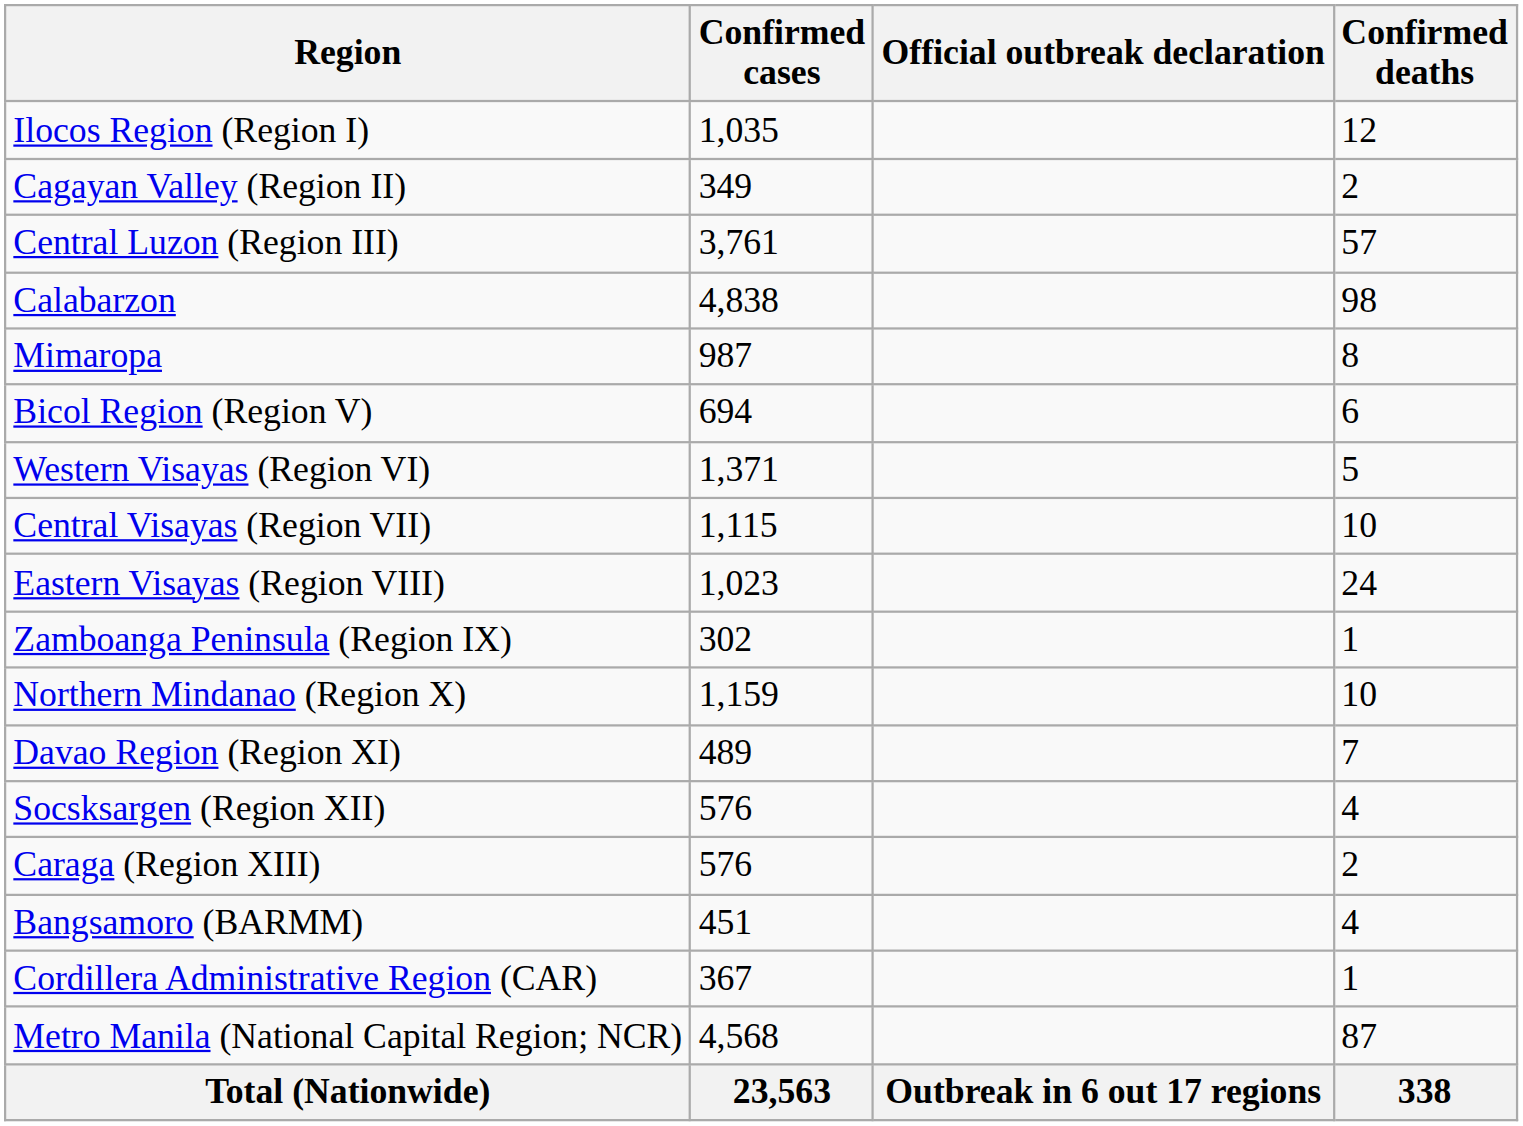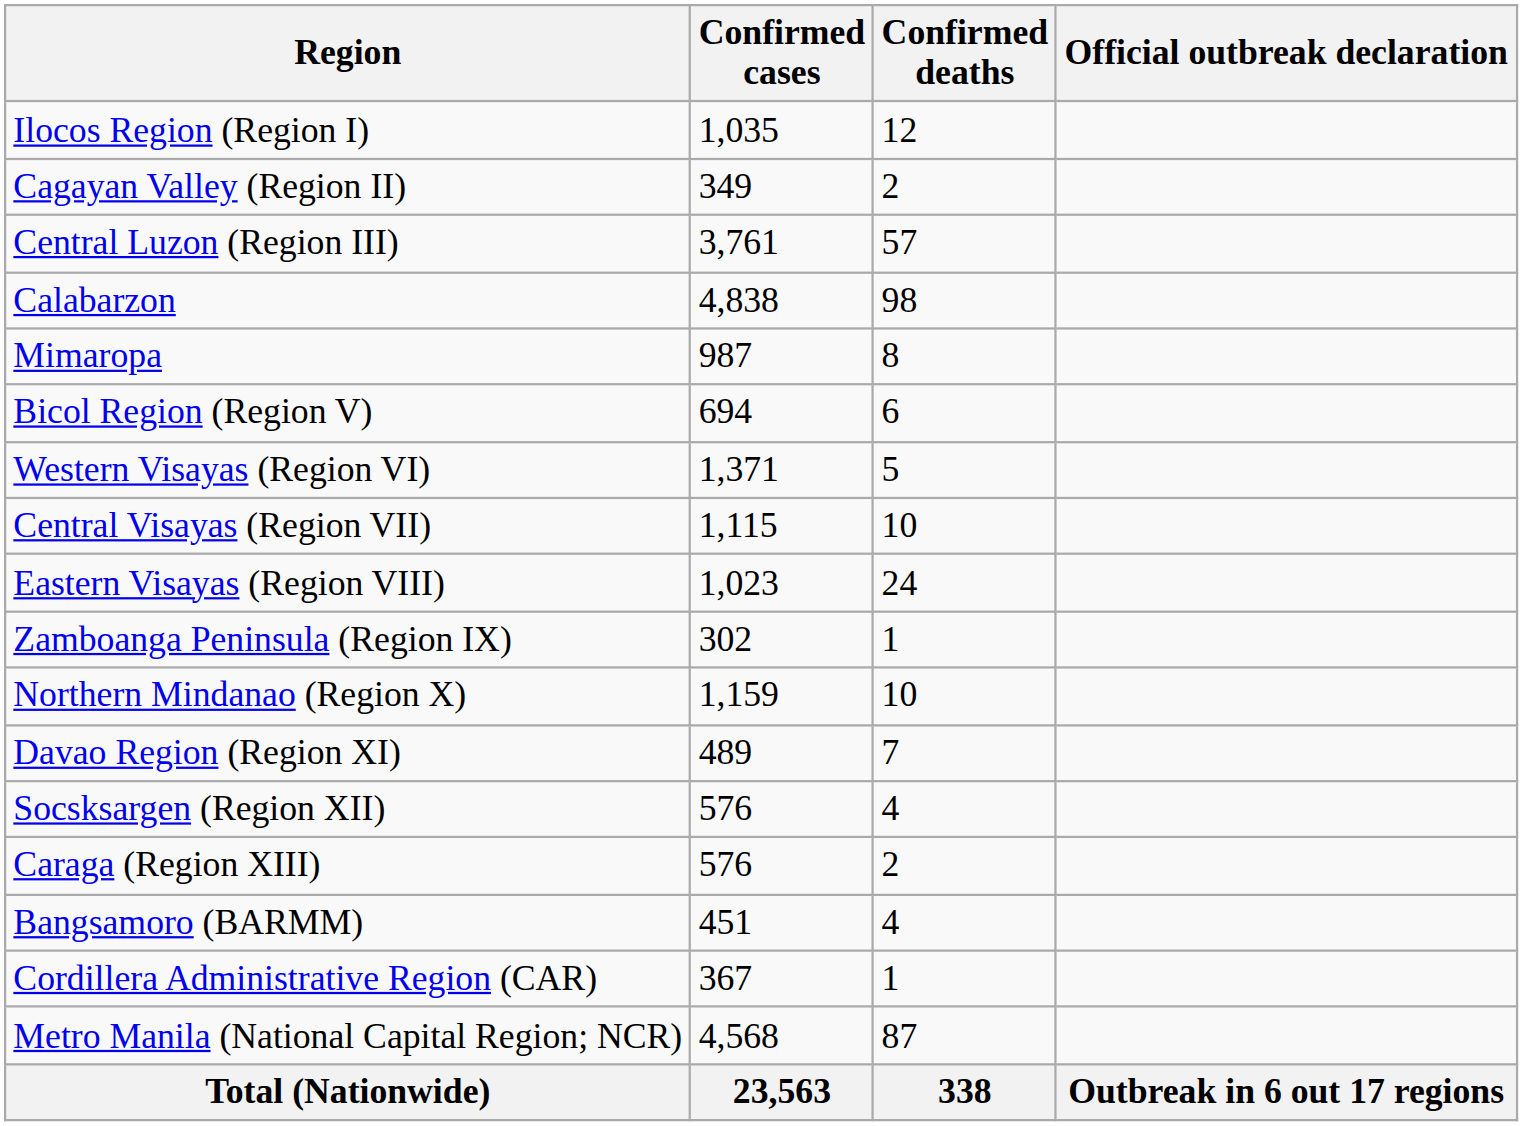columns swapped: (1425, 52) <-> (1103, 52)
